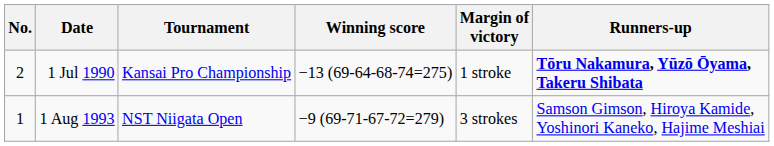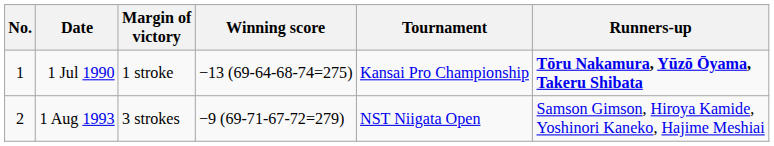columns swapped: (207, 27) <-> (494, 27)
(20, 73) 2 -> (20, 73) 1
(20, 118) 1 -> (20, 118) 2
